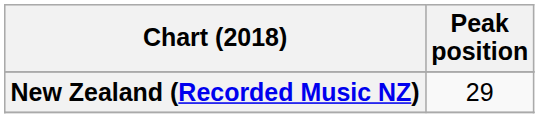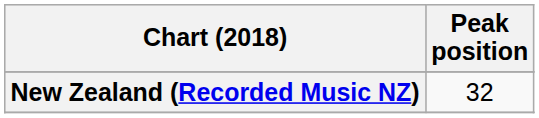(480, 91) 29 -> (480, 91) 32
